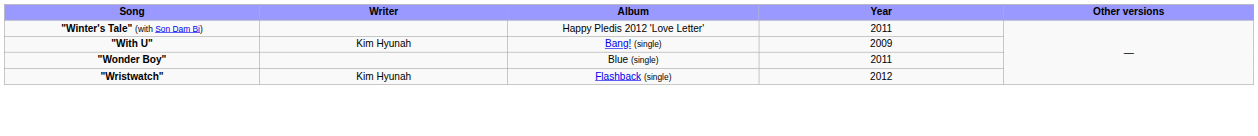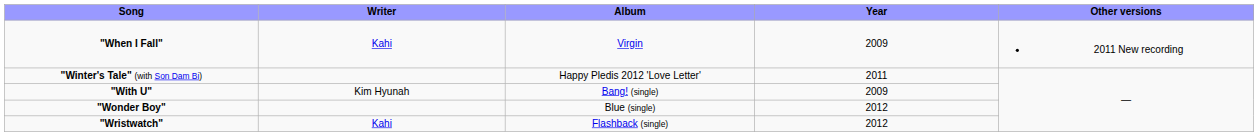+ row: (131, 44)
(881, 60) 2011 -> (877, 107) 2012
(384, 76) Kim Hyunah -> (382, 123) Kahi
